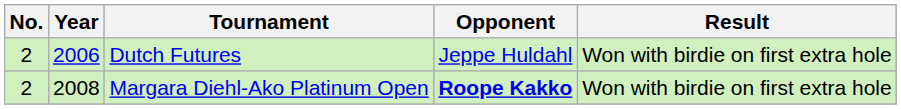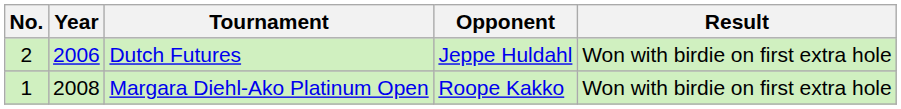(26, 88) 2 -> (26, 88) 1
(505, 88) bold -> (501, 88) normal
